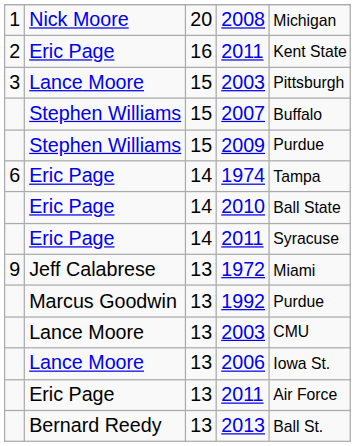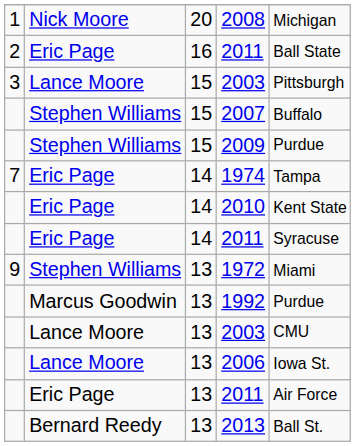(310, 51) Kent State -> (307, 51) Ball State
(15, 176) 6 -> (15, 176) 7
(307, 207) Ball State -> (310, 207) Kent State
(92, 269) Jeff Calabrese -> (105, 269) Stephen Williams
